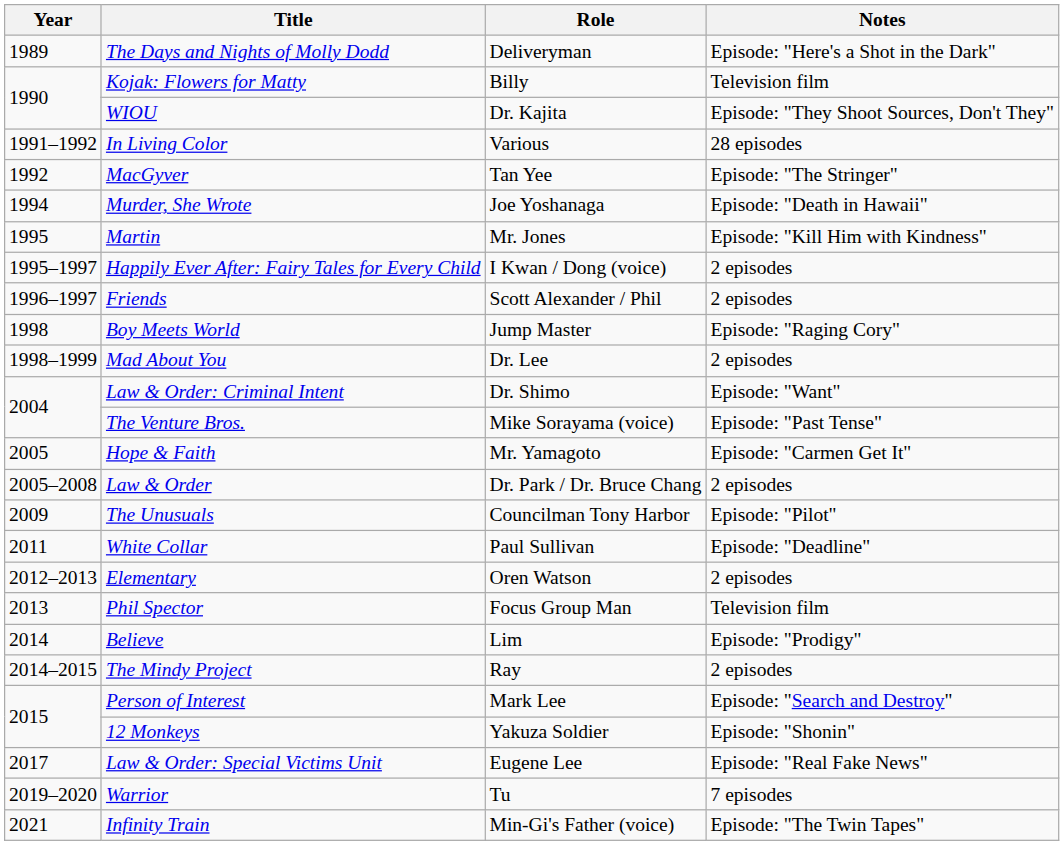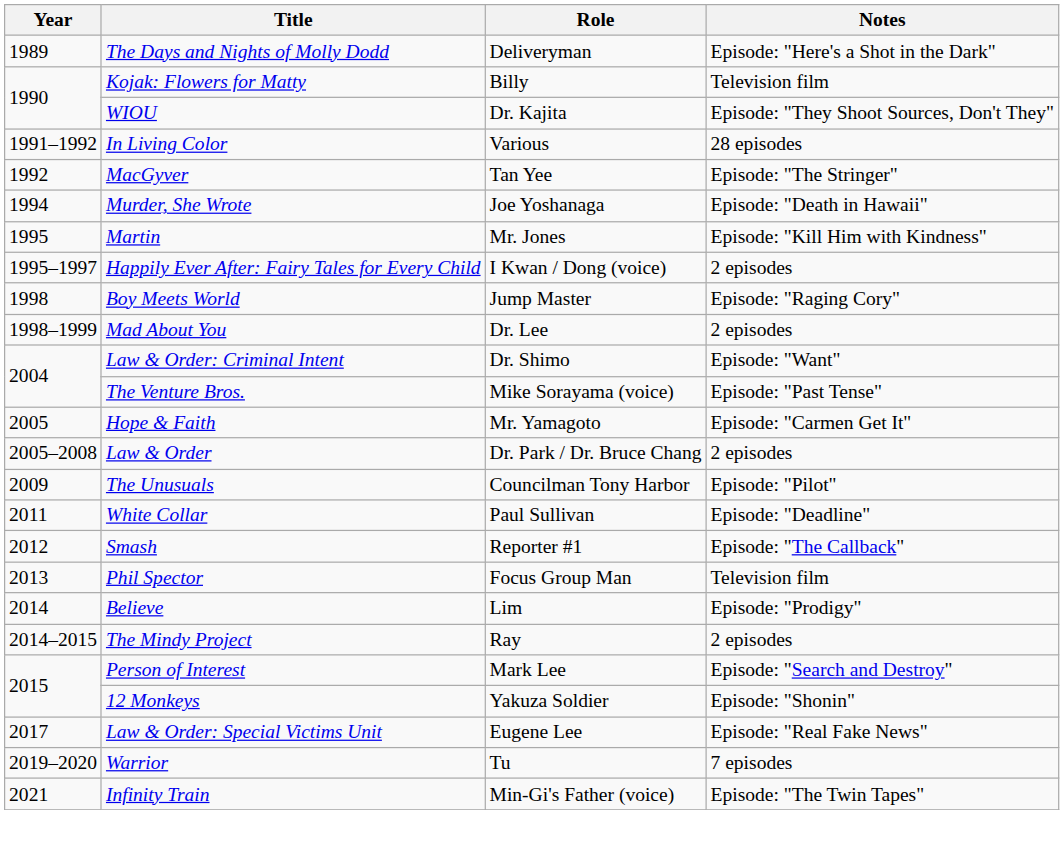- row: (136, 298)
+ row: (131, 546)
- row: (151, 577)
